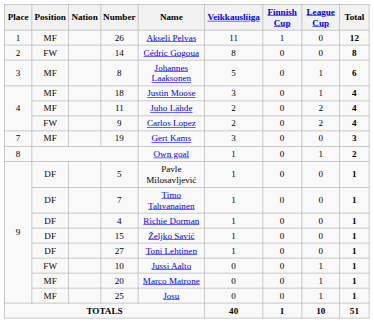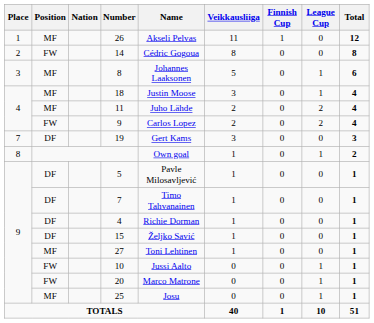(50, 139) MF -> (50, 139) DF
(50, 250) DF -> (50, 250) MF
(50, 280) MF -> (50, 280) FW
